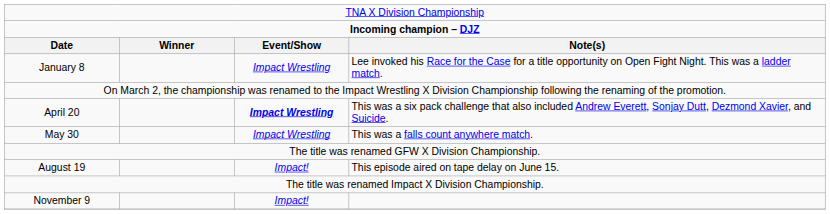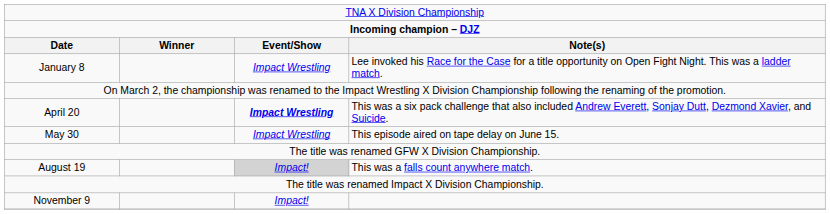(442, 135) This was a falls count anywhere match. -> (455, 135) This episode aired on tape delay on June 15.
(292, 168) no background -> (292, 168) lightgrey background
(455, 168) This episode aired on tape delay on June 15. -> (442, 168) This was a falls count anywhere match.
